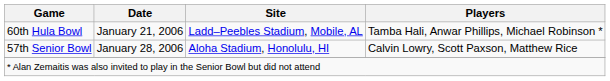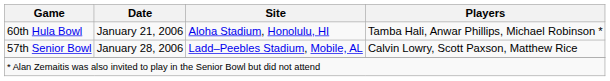(276, 31) Ladd–Peebles Stadium, Mobile, AL -> (259, 31) Aloha Stadium, Honolulu, HI
(259, 48) Aloha Stadium, Honolulu, HI -> (276, 48) Ladd–Peebles Stadium, Mobile, AL
